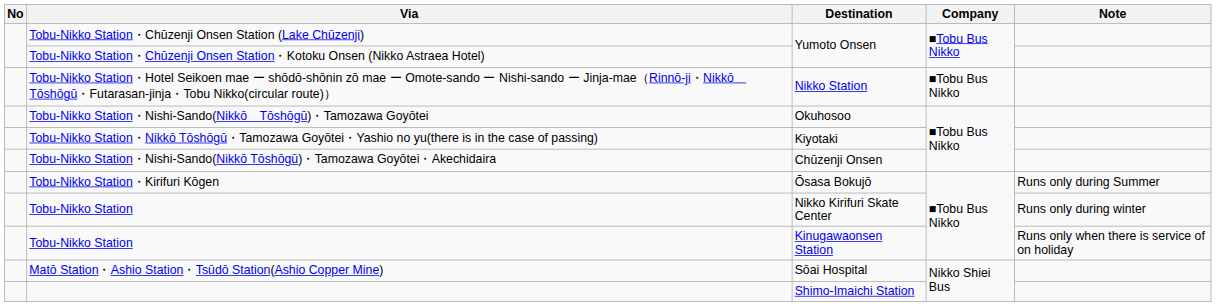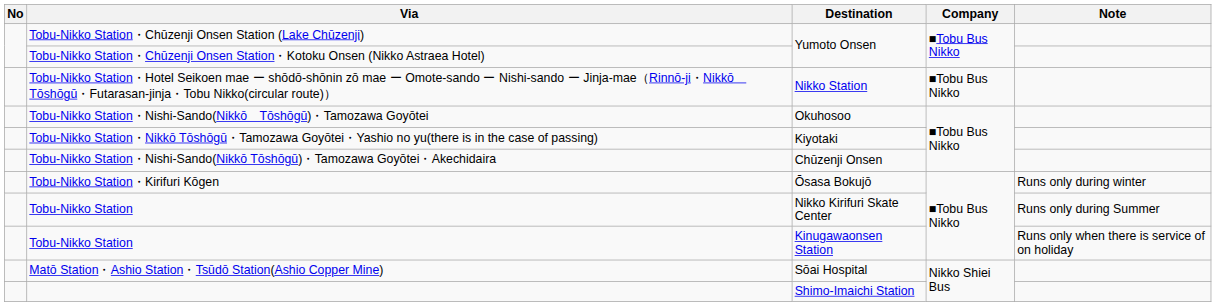(1088, 182) Runs only during Summer -> (1082, 182) Runs only during winter
(1082, 209) Runs only during winter -> (1088, 209) Runs only during Summer
